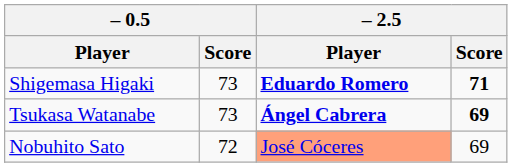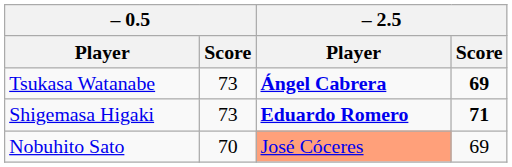rows swapped: (82, 83) <-> (82, 114)
(228, 146) 72 -> (228, 146) 70
